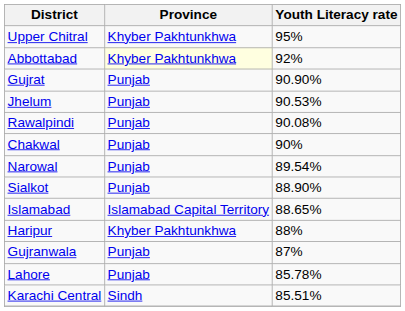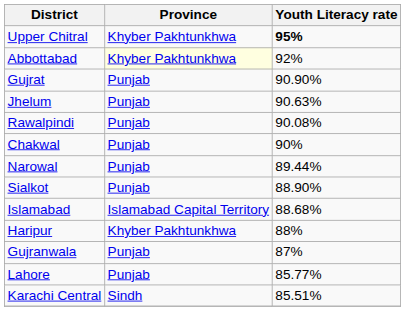(289, 36) normal -> (289, 36) bold
(298, 101) 90.53% -> (298, 101) 90.63%
(298, 166) 89.54% -> (298, 166) 89.44%
(298, 209) 88.65% -> (298, 209) 88.68%
(298, 274) 85.78% -> (298, 274) 85.77%
